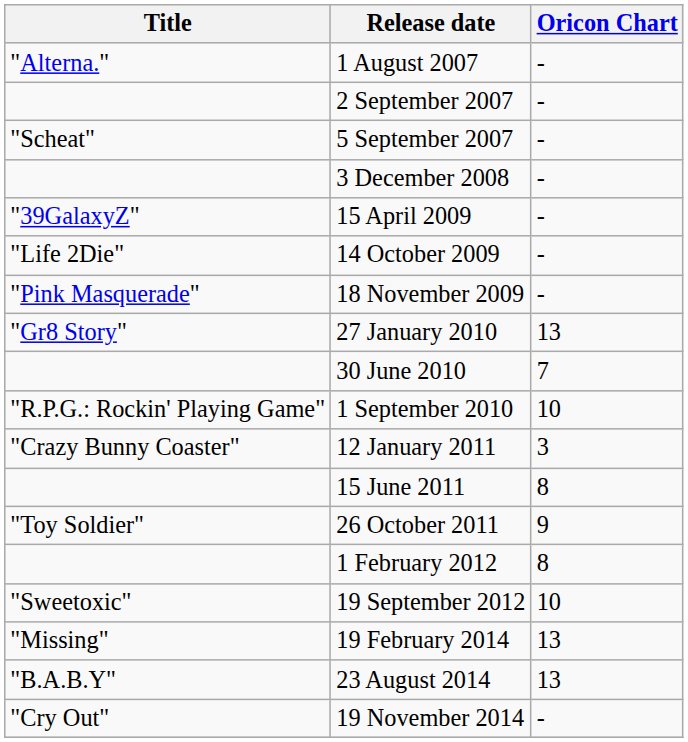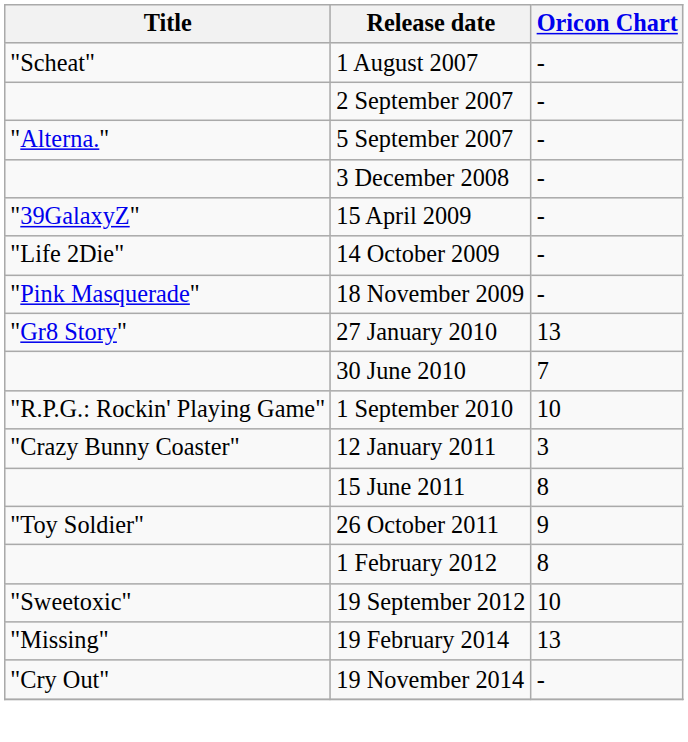(60, 62) "Alterna." -> (53, 62) "Scheat"
(53, 139) "Scheat" -> (60, 139) "Alterna."
- row: (413, 679)
